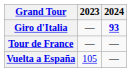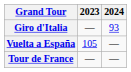(114, 28) bold -> (114, 28) normal
rows swapped: (41, 43) <-> (41, 59)
